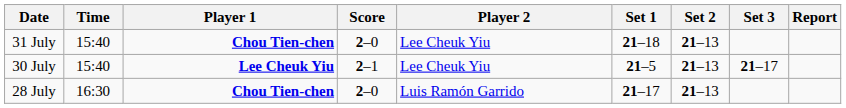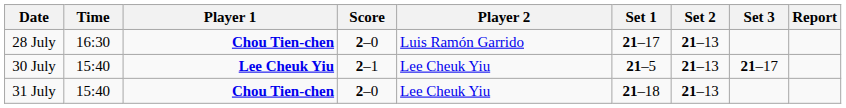rows swapped: (34, 91) <-> (34, 41)
